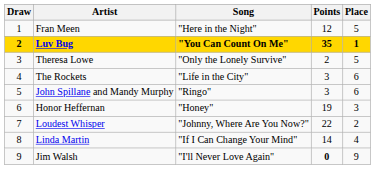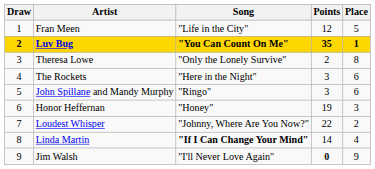(217, 28) "Here in the Night" -> (213, 28) "Life in the City"
(356, 60) 5 -> (356, 60) 8
(213, 76) "Life in the City" -> (217, 76) "Here in the Night"
(238, 140) normal -> (243, 140) bold
